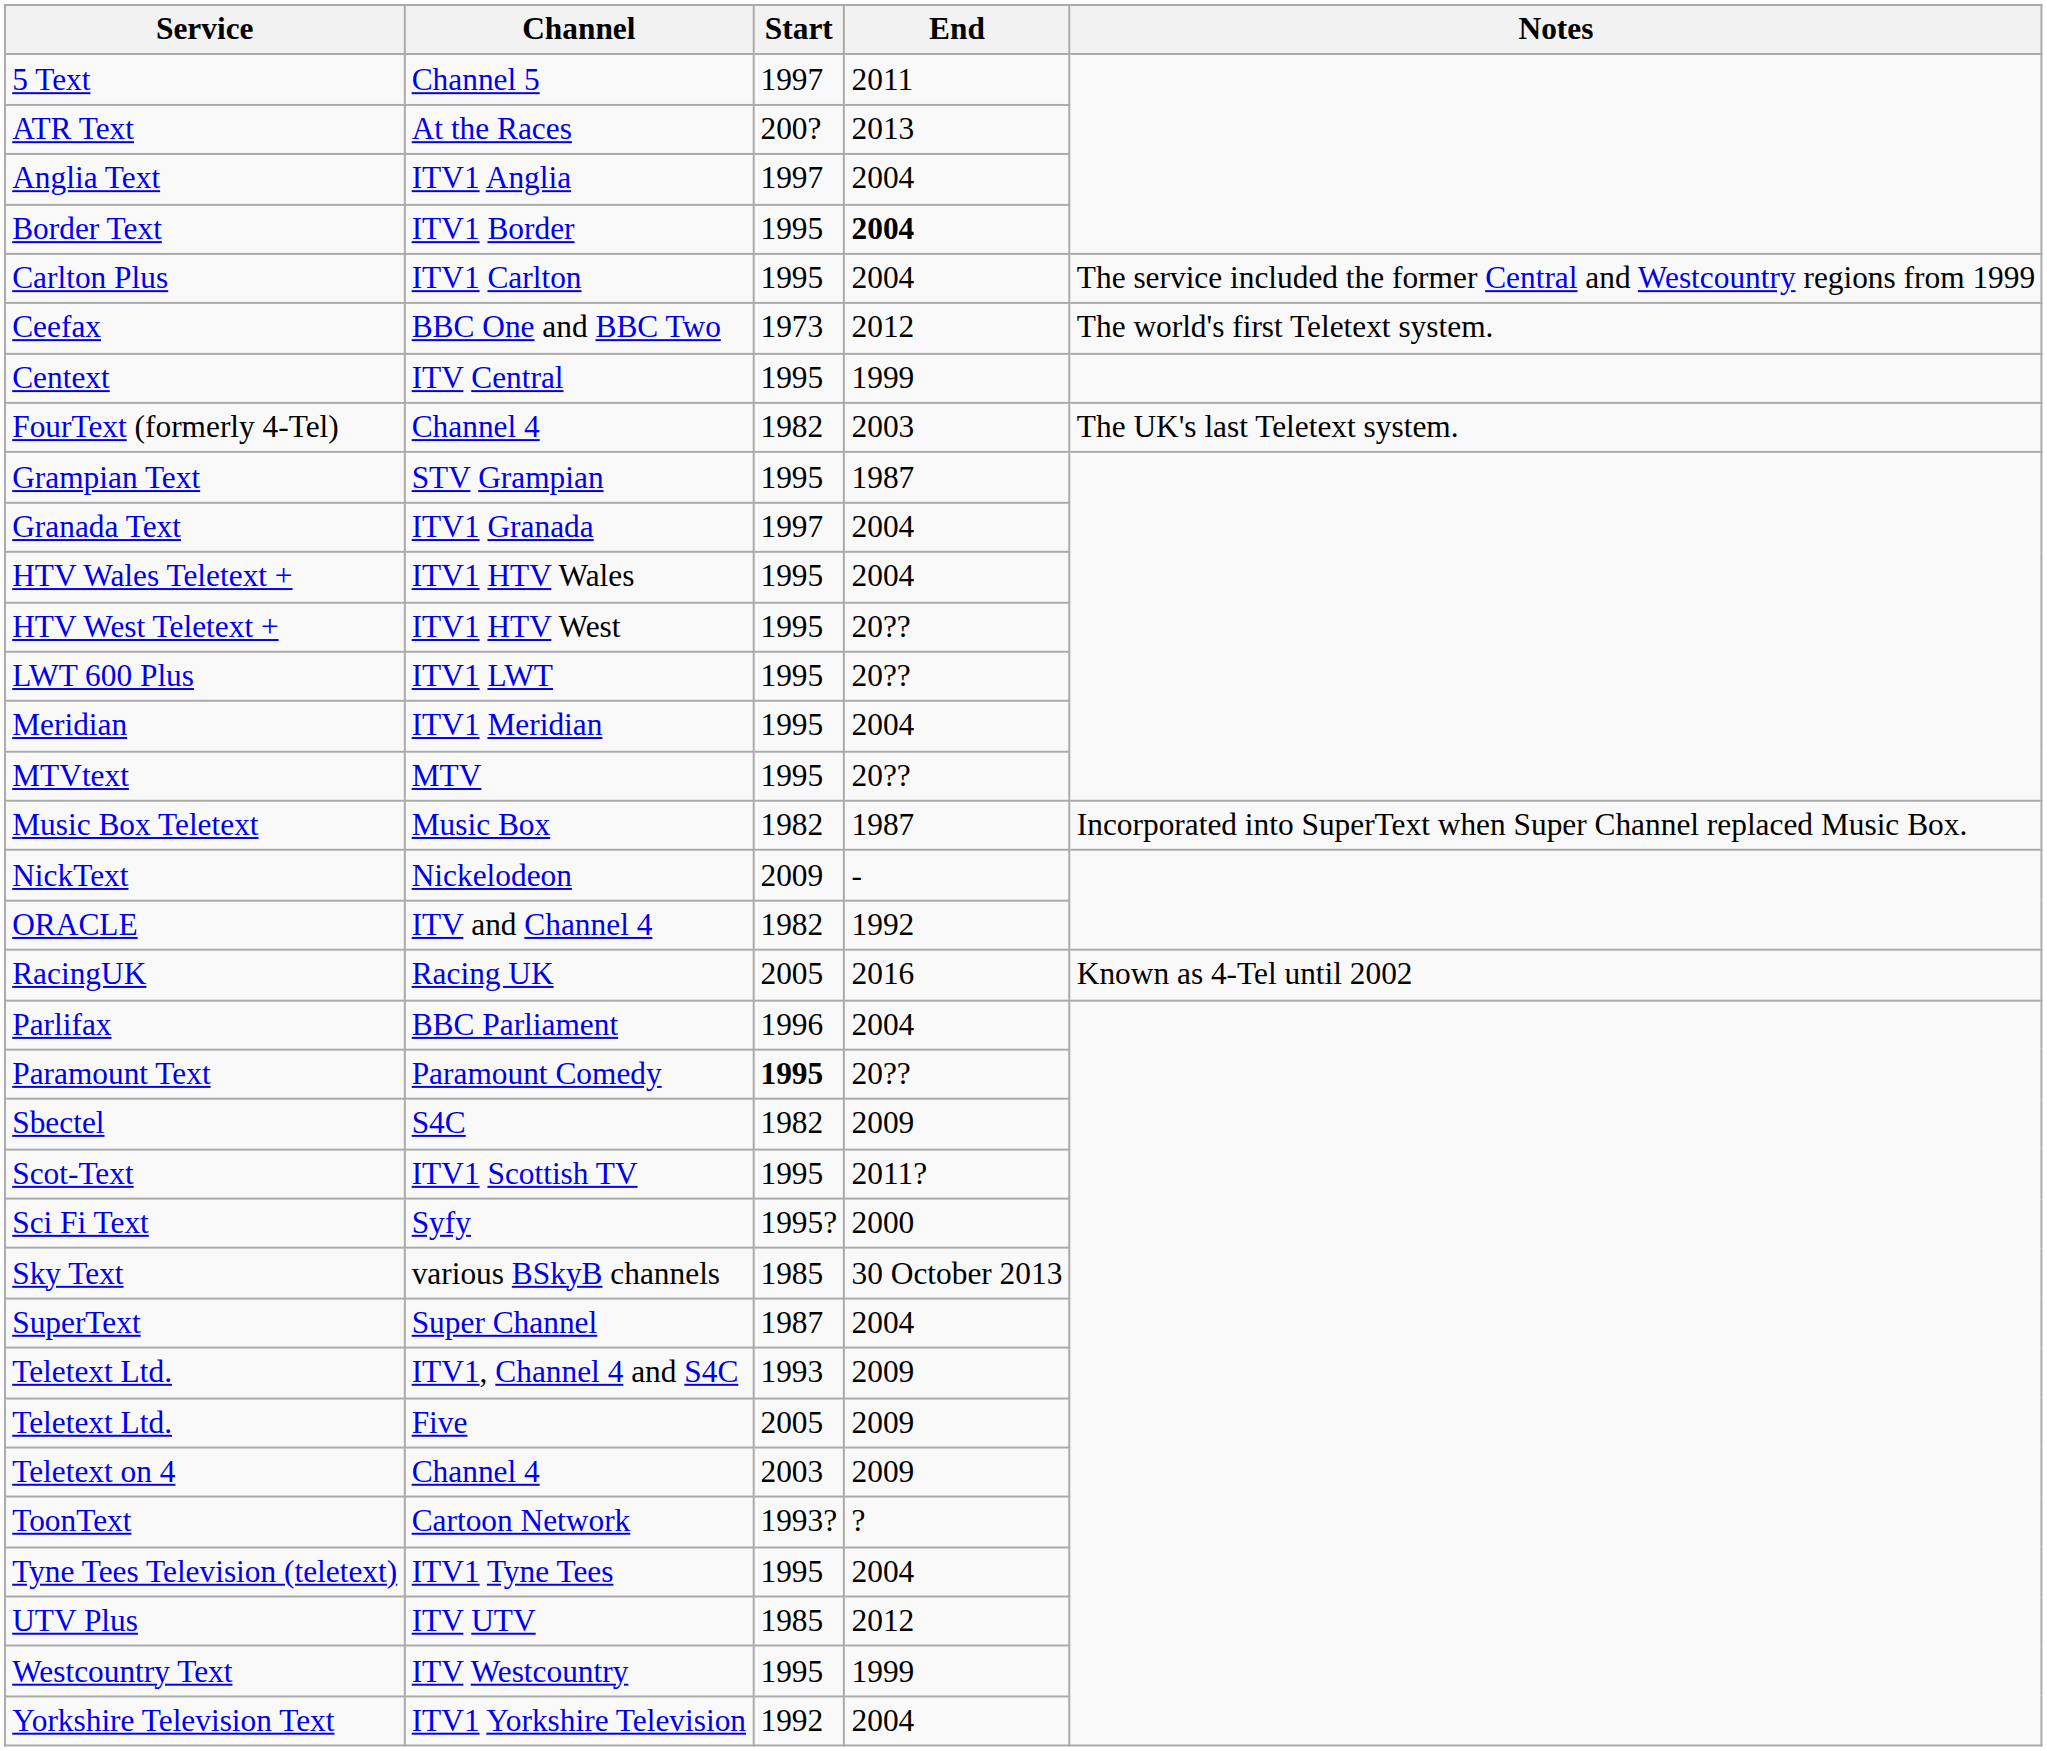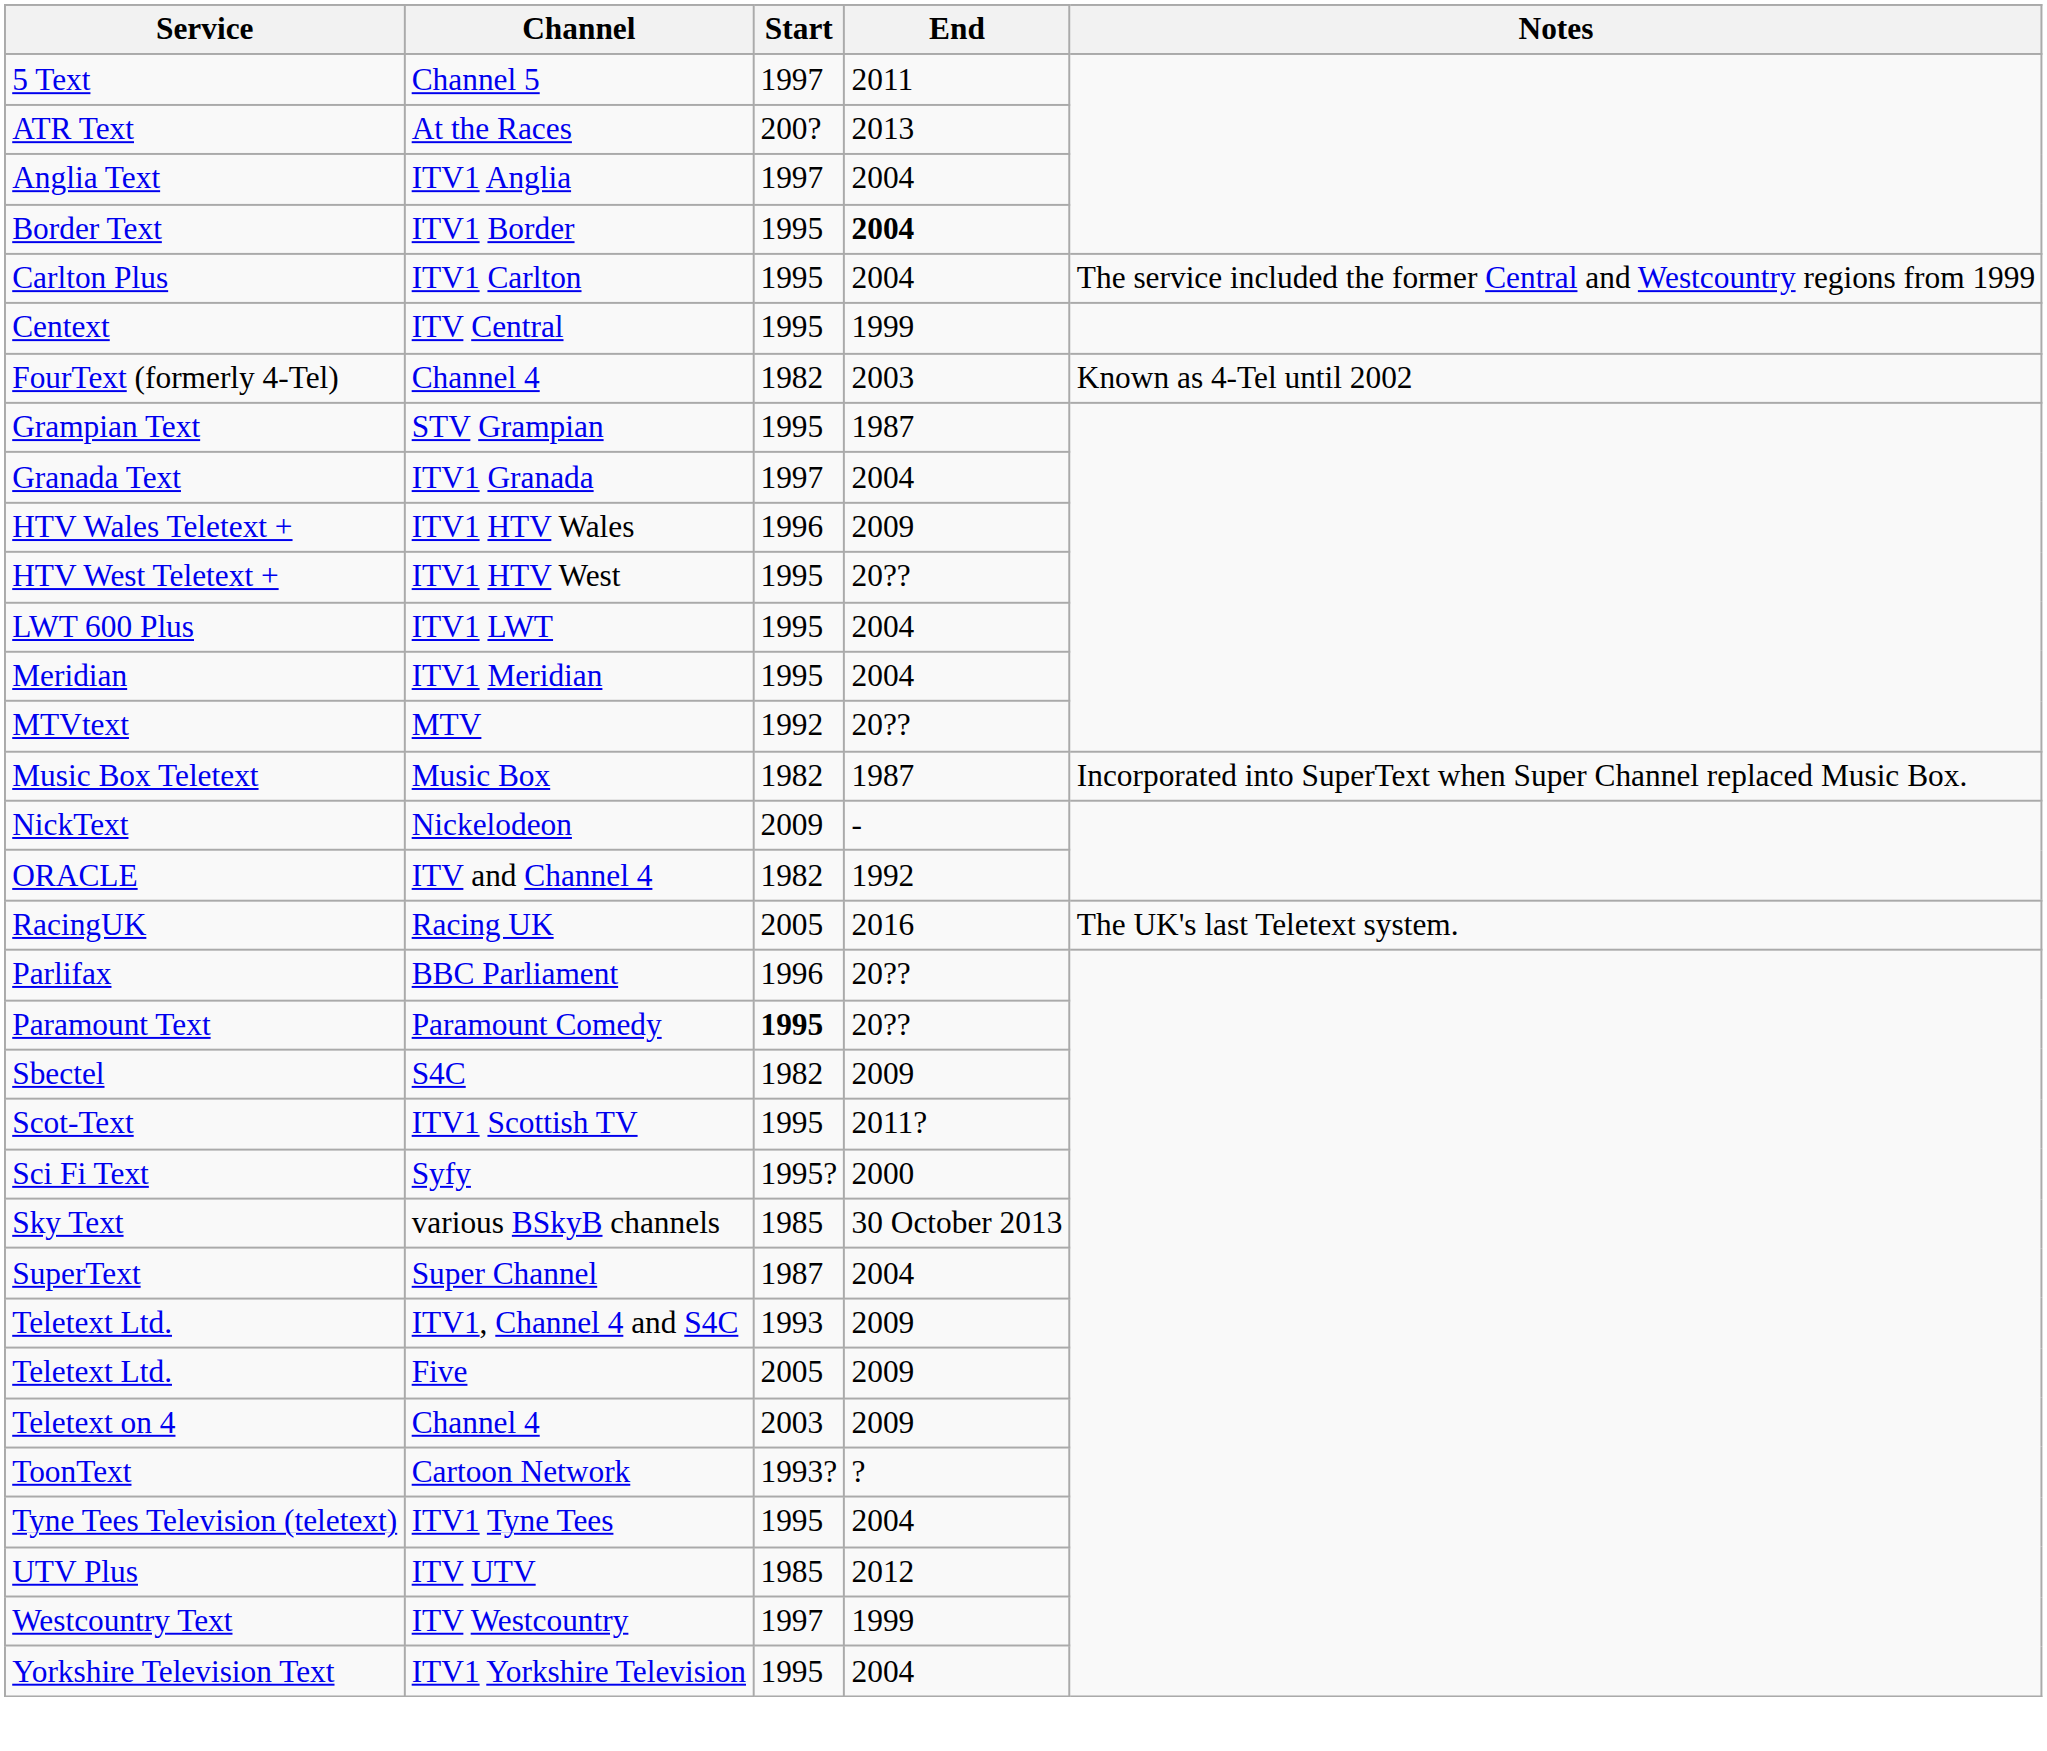- row: (57, 327)
(1268, 427) The UK's last Teletext system. -> (1245, 377) Known as 4-Tel until 2002
(792, 576) 1995 -> (792, 526) 1996
(883, 576) 2004 -> (883, 526) 2009
(881, 675) 20?? -> (883, 626) 2004
(792, 775) 1995 -> (792, 725) 1992
(1245, 974) Known as 4-Tel until 2002 -> (1268, 924) The UK's last Teletext system.
(883, 1024) 2004 -> (881, 974) 20??
(792, 1670) 1995 -> (792, 1620) 1997
(792, 1720) 1992 -> (792, 1670) 1995
